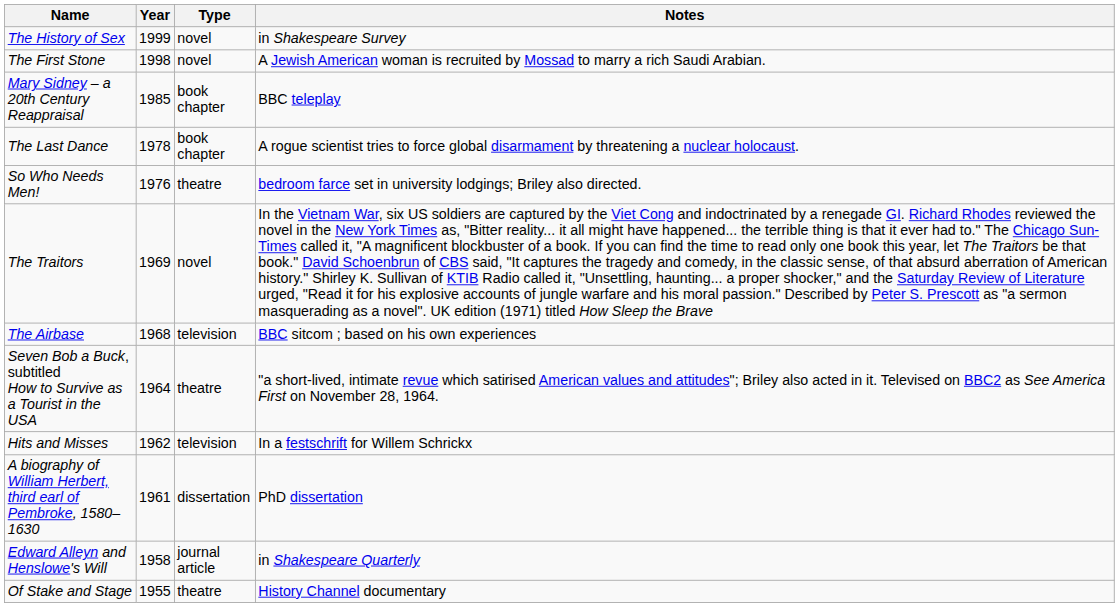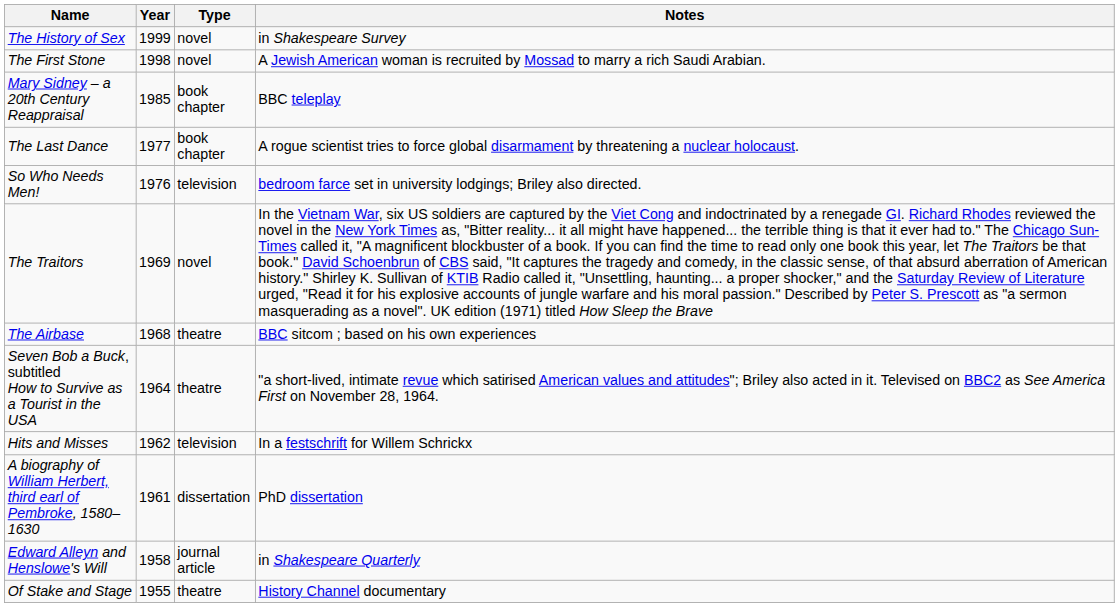(155, 146) 1978 -> (155, 146) 1977
(199, 184) theatre -> (207, 184) television
(207, 334) television -> (199, 334) theatre
